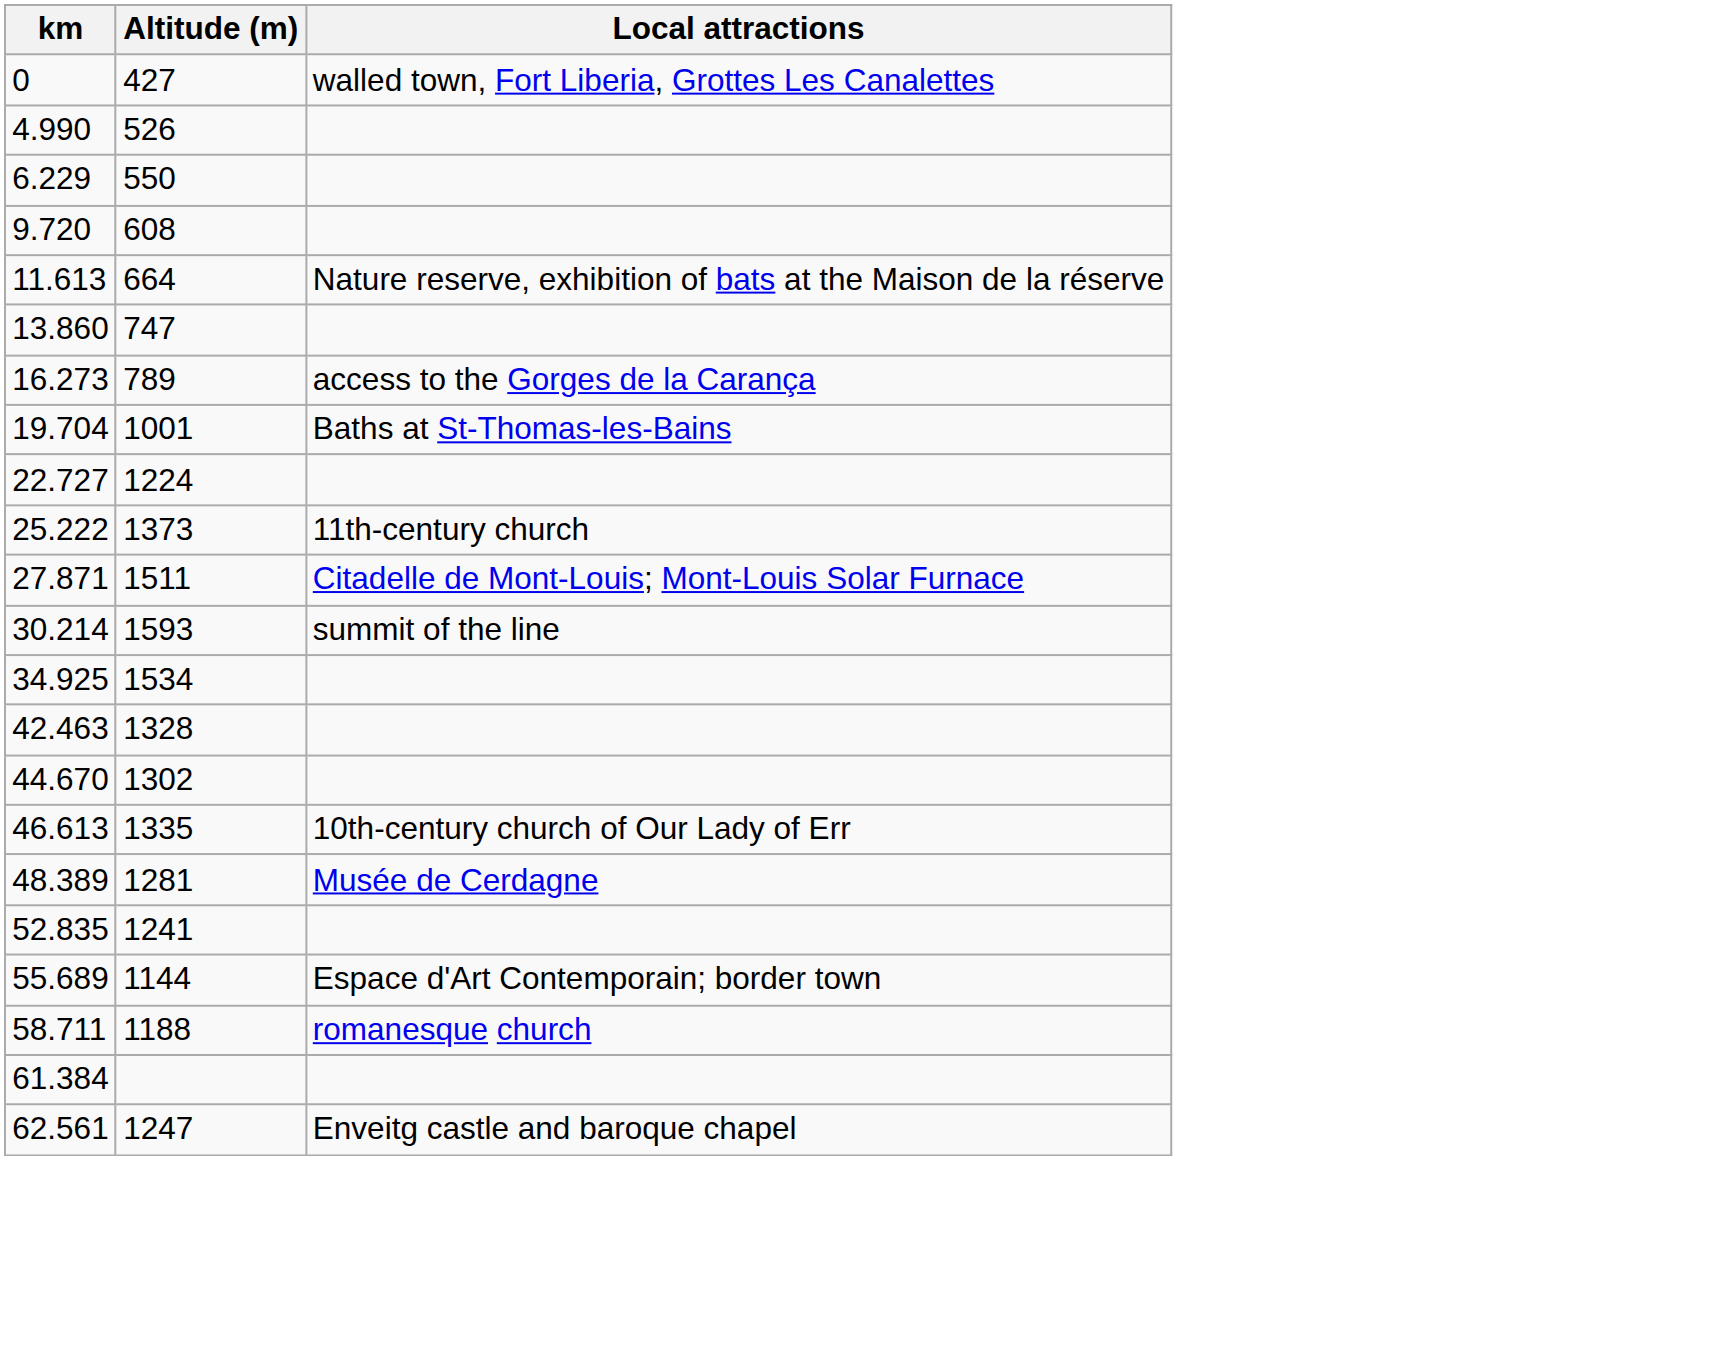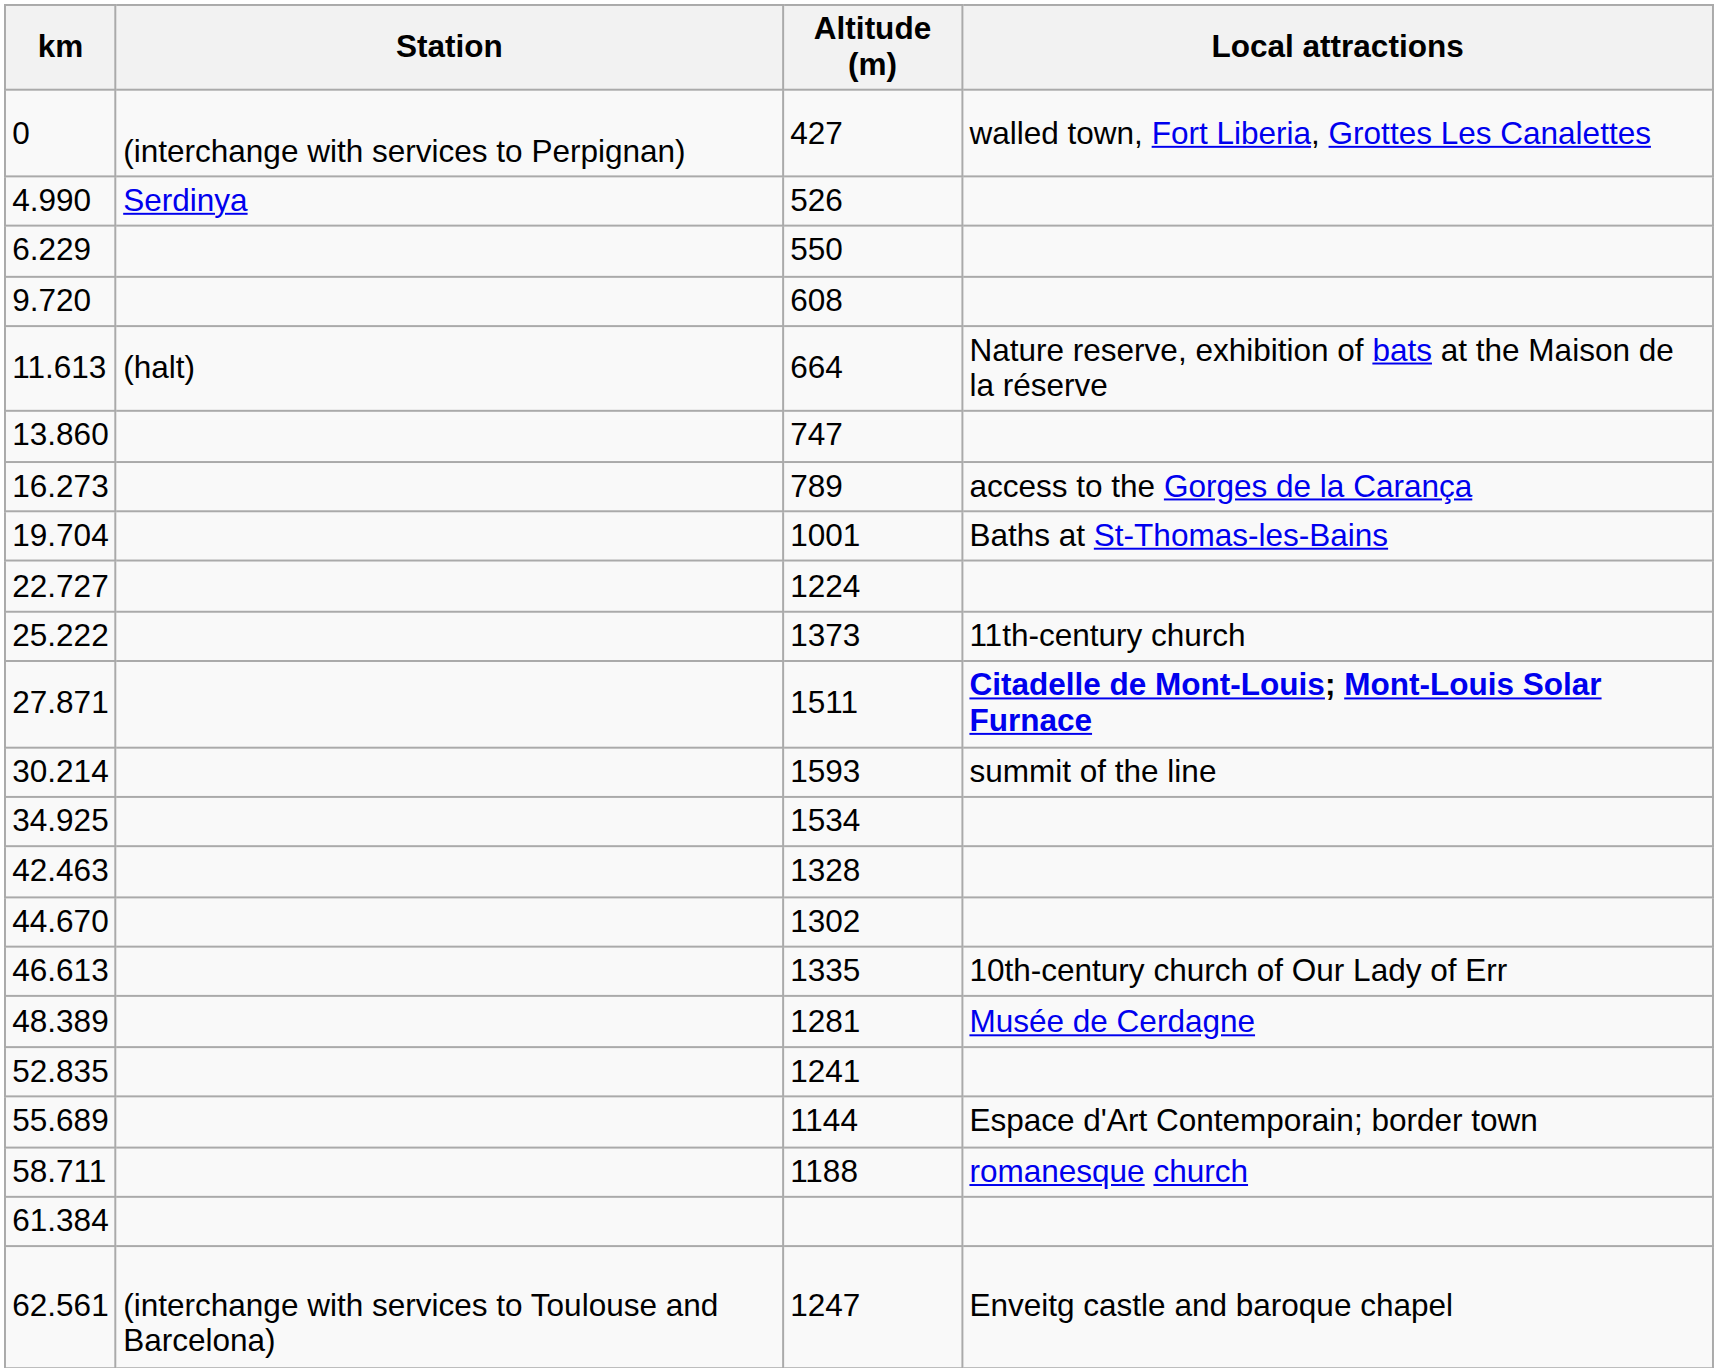+ column: (449, 47)
(668, 579) normal -> (1286, 703) bold
